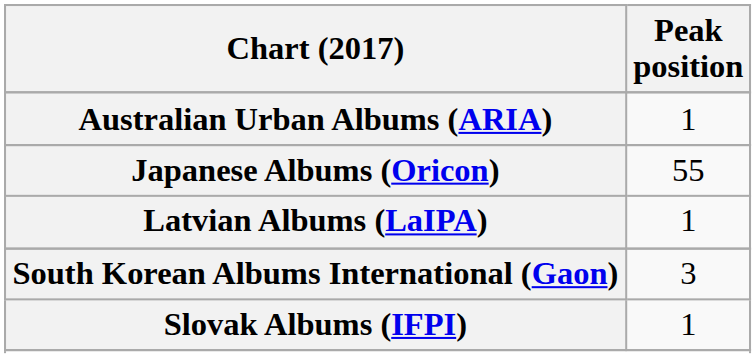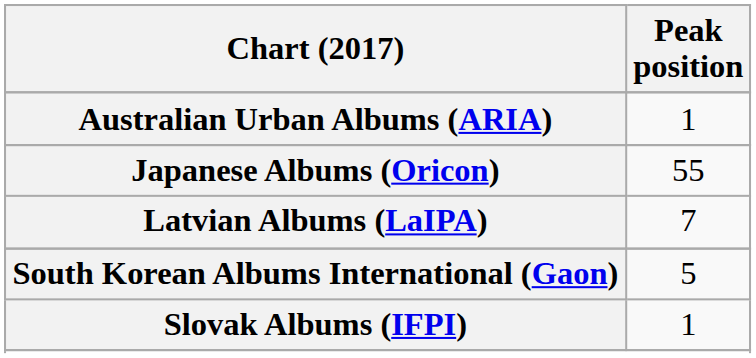(688, 221) 1 -> (688, 221) 7
(688, 272) 3 -> (688, 272) 5
